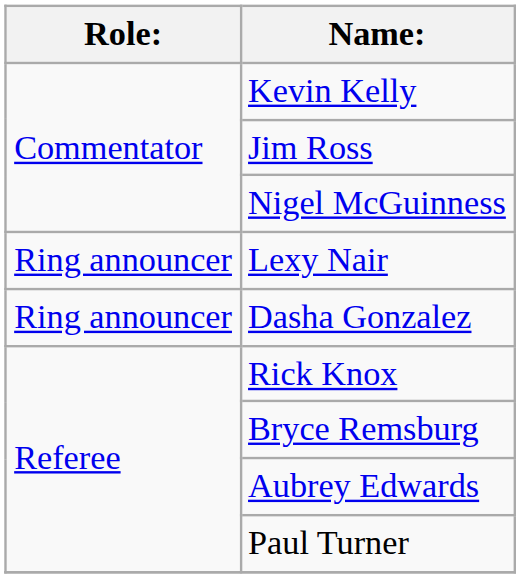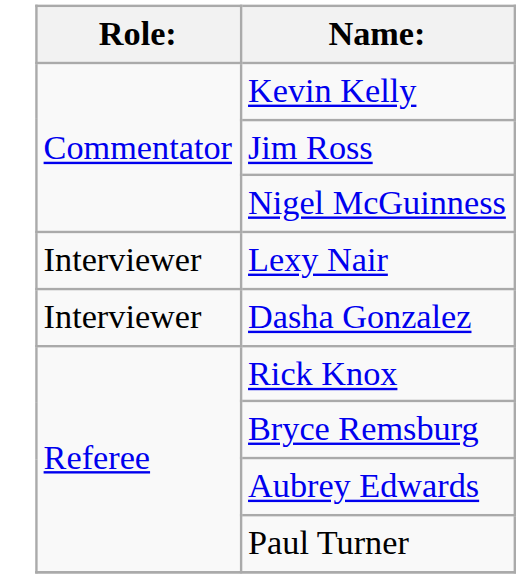(123, 259) Ring announcer -> (123, 259) Interviewer
(123, 316) Ring announcer -> (123, 316) Interviewer
